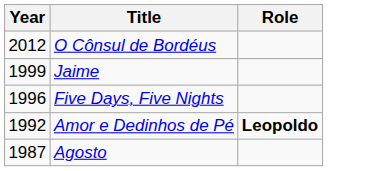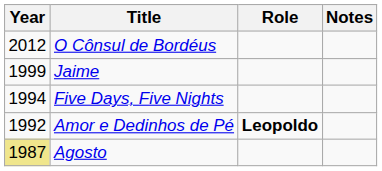+ column: (350, 17)
(27, 98) 1996 -> (27, 98) 1994
(27, 152) no background -> (27, 152) khaki background
